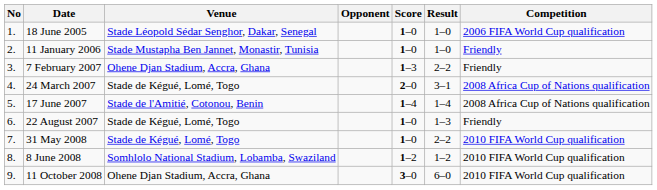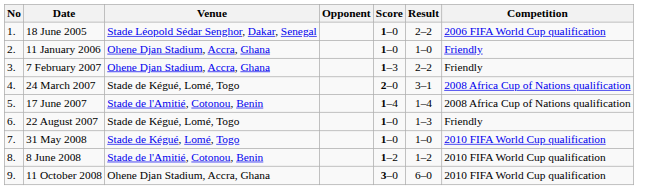(442, 31) 1–0 -> (423, 31) 2–2
(213, 49) Stade Mustapha Ben Jannet, Monastir, Tunisia -> (189, 49) Ohene Djan Stadium, Accra, Ghana
(442, 139) 2–2 -> (423, 139) 1–0
(221, 157) Somhlolo National Stadium, Lobamba, Swaziland -> (185, 157) Stade de l'Amitié, Cotonou, Benin
